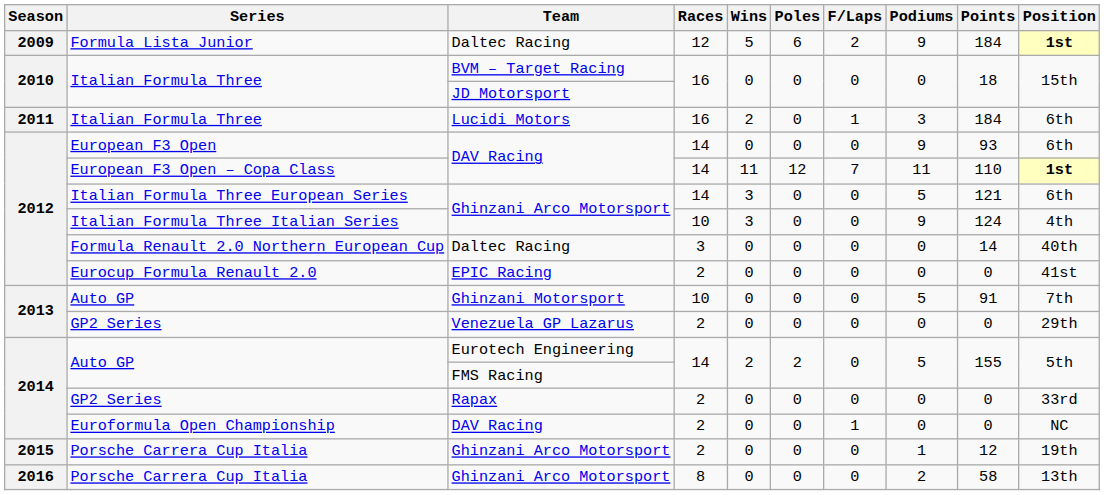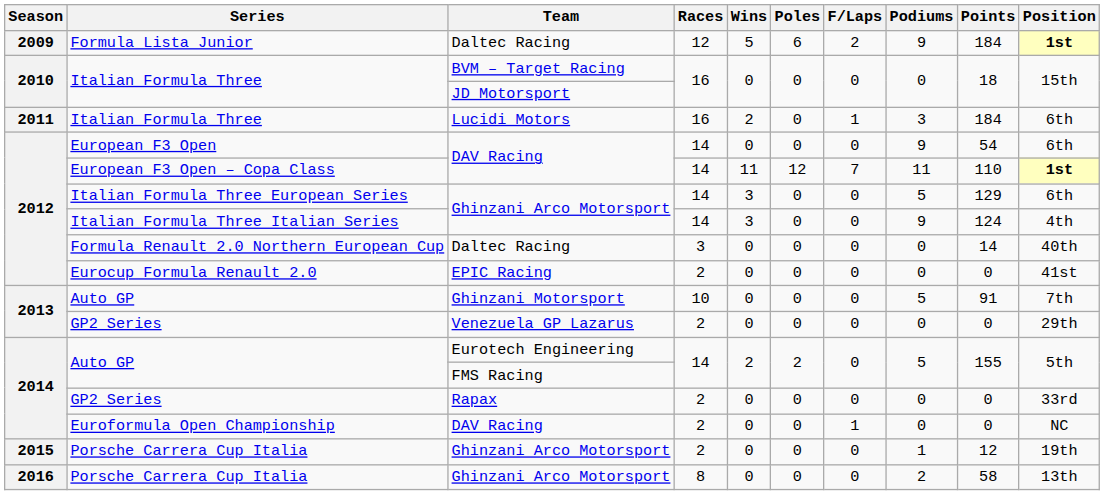(988, 145) 93 -> (988, 145) 54
(988, 196) 121 -> (988, 196) 129
(701, 222) 10 -> (701, 222) 14
